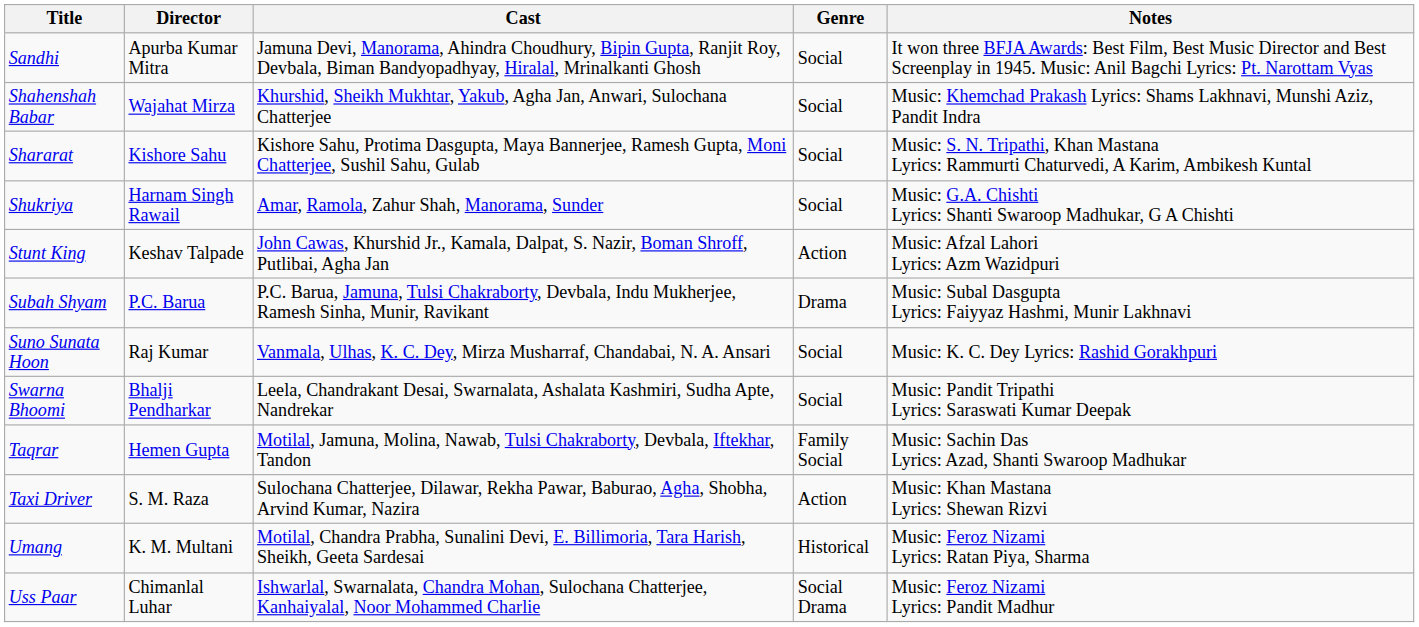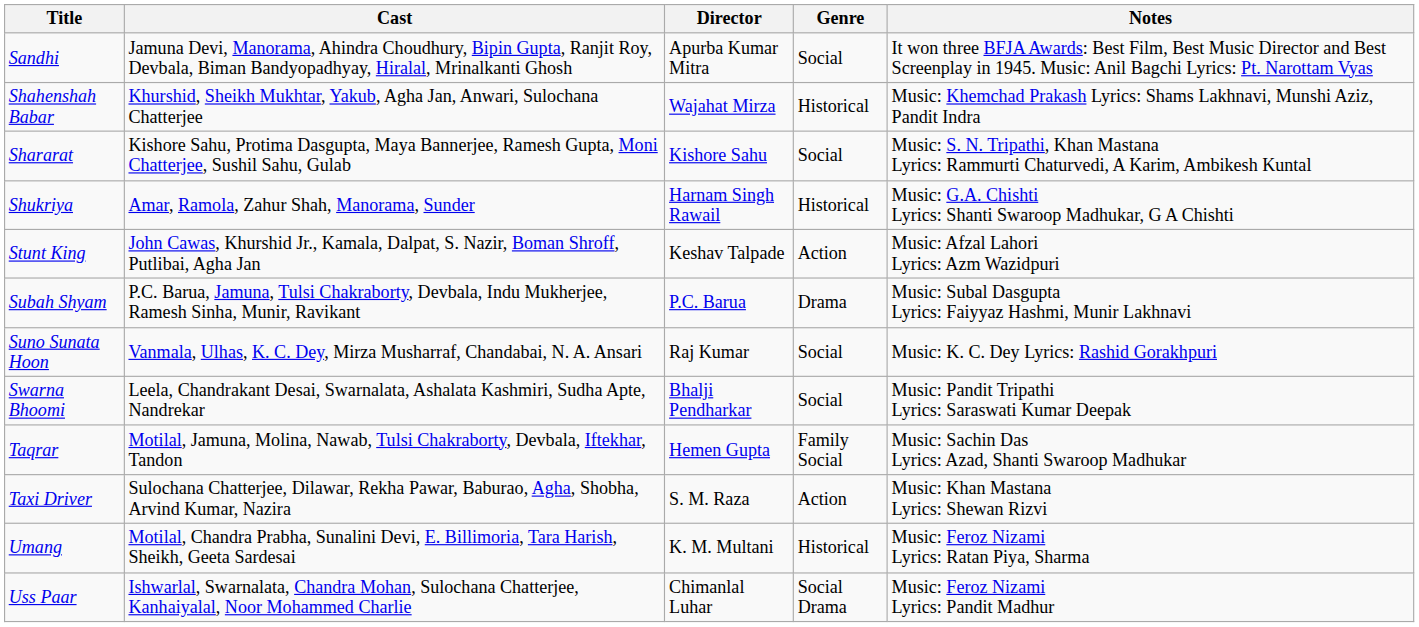columns swapped: (189, 18) <-> (523, 18)
(820, 106) Social -> (833, 106) Historical
(820, 204) Social -> (833, 204) Historical
